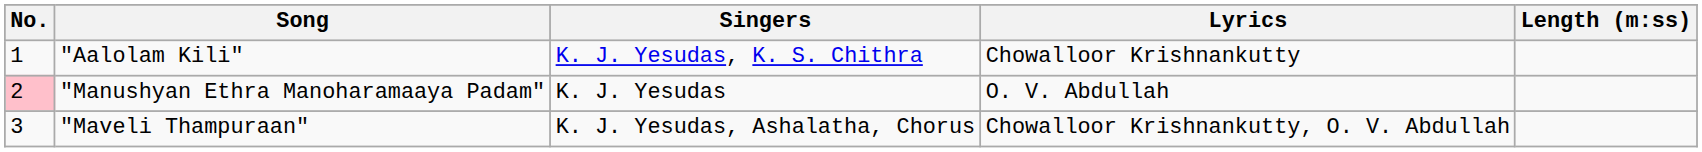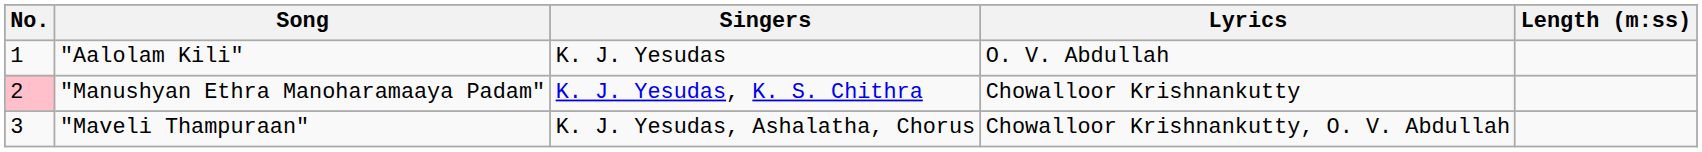(739, 58) K. J. Yesudas, K. S. Chithra -> (641, 58) K. J. Yesudas
(1143, 58) Chowalloor Krishnankutty -> (1078, 58) O. V. Abdullah
(641, 93) K. J. Yesudas -> (739, 93) K. J. Yesudas, K. S. Chithra
(1078, 93) O. V. Abdullah -> (1143, 93) Chowalloor Krishnankutty
